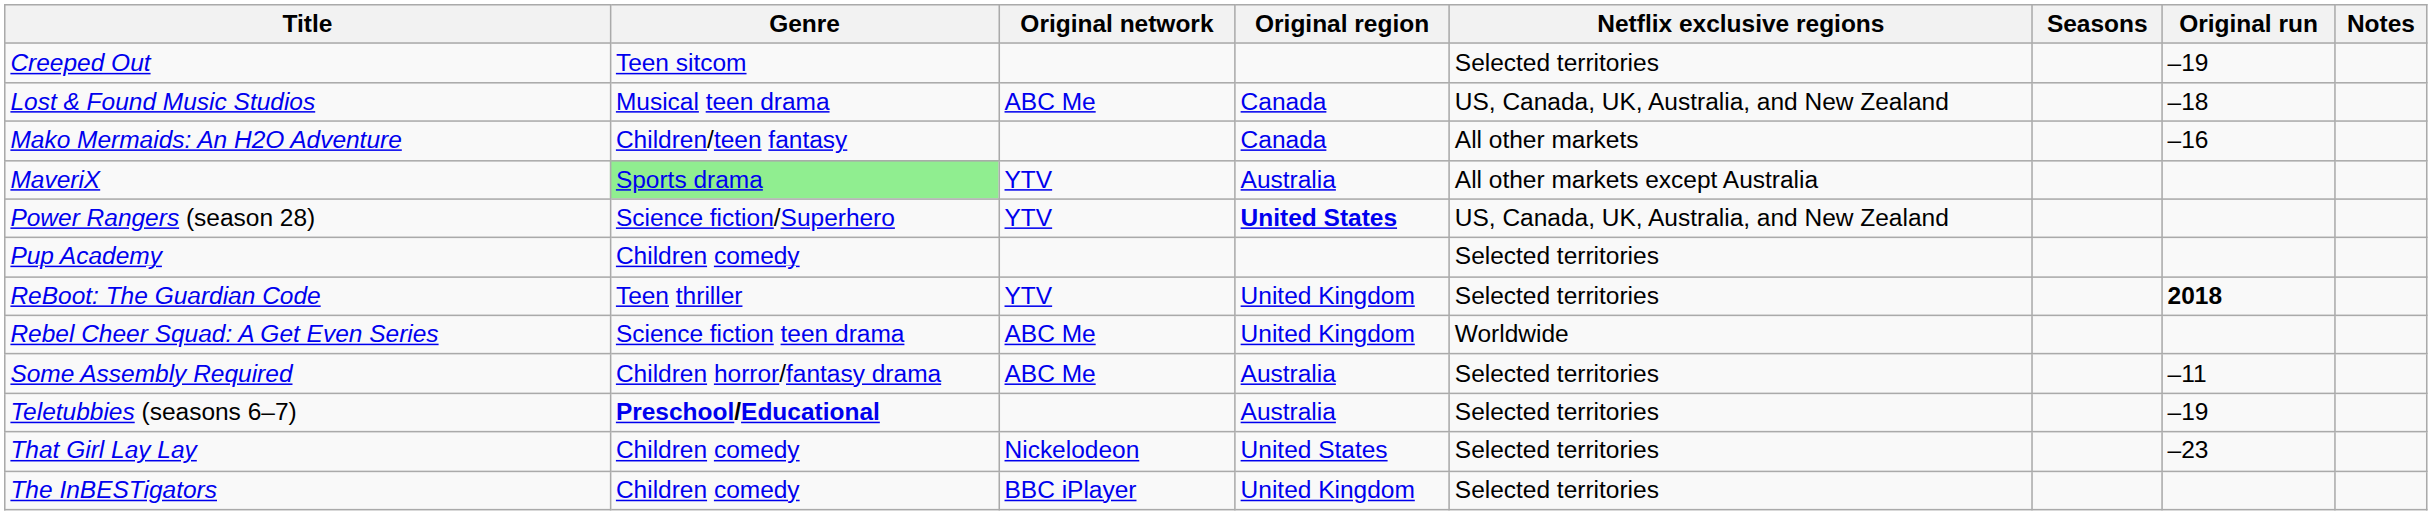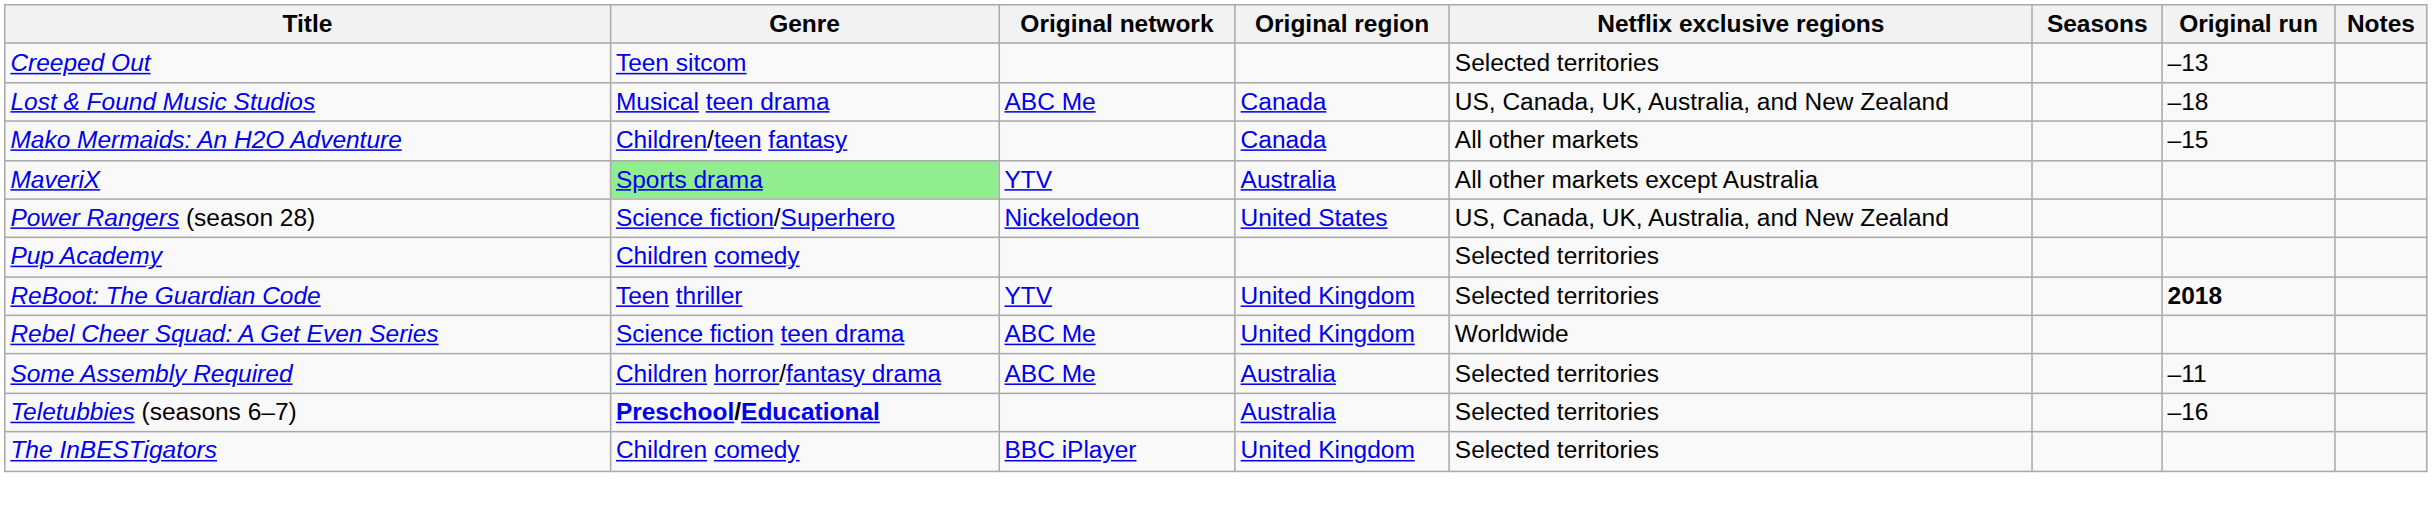(2188, 62) –19 -> (2188, 62) –13
(2188, 140) –16 -> (2188, 140) –15
(1028, 218) YTV -> (1072, 218) Nickelodeon
(1319, 218) bold -> (1314, 218) normal
(2188, 412) –19 -> (2188, 412) –16
- row: (104, 450)
